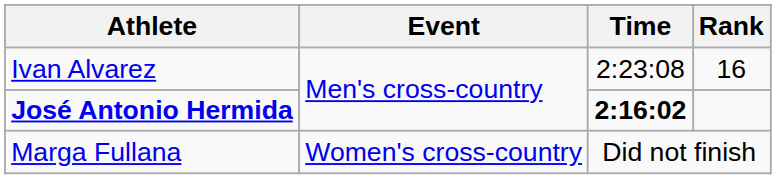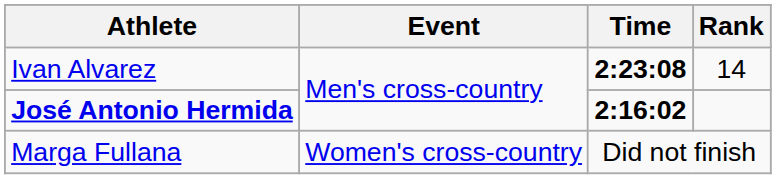(640, 68) normal -> (640, 68) bold
(731, 68) 16 -> (731, 68) 14
